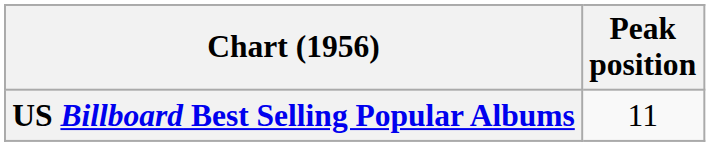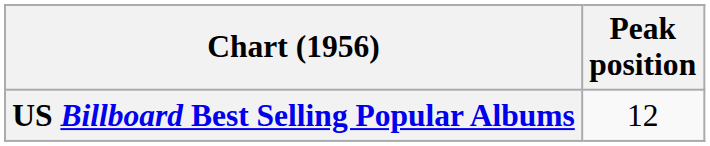(643, 114) 11 -> (643, 114) 12
